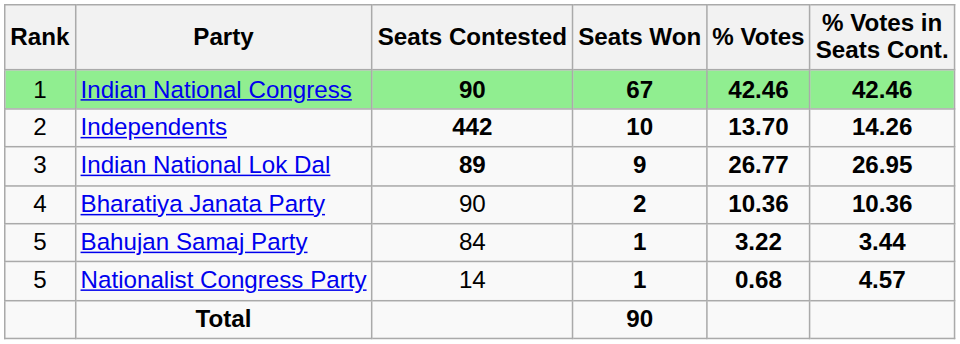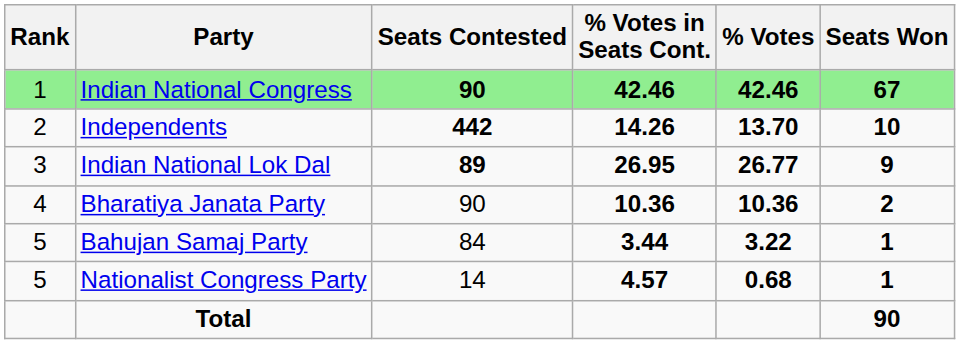columns swapped: (640, 37) <-> (882, 37)
